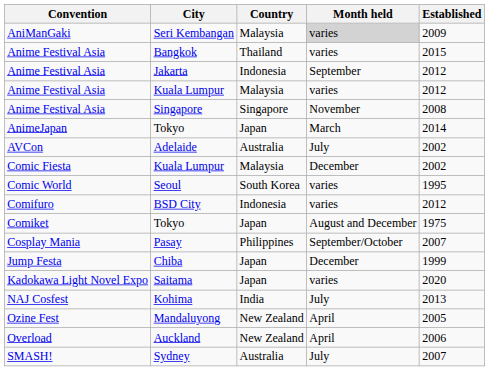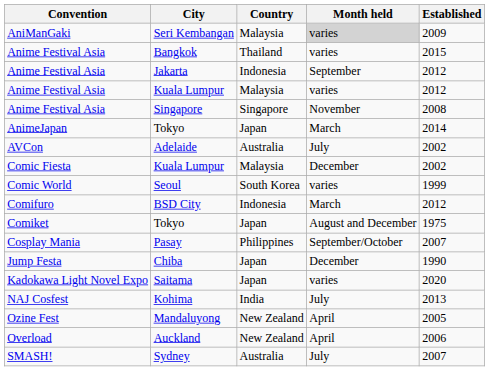(434, 185) 1995 -> (434, 185) 1999
(324, 204) varies -> (325, 204) March
(434, 261) 1999 -> (434, 261) 1990
